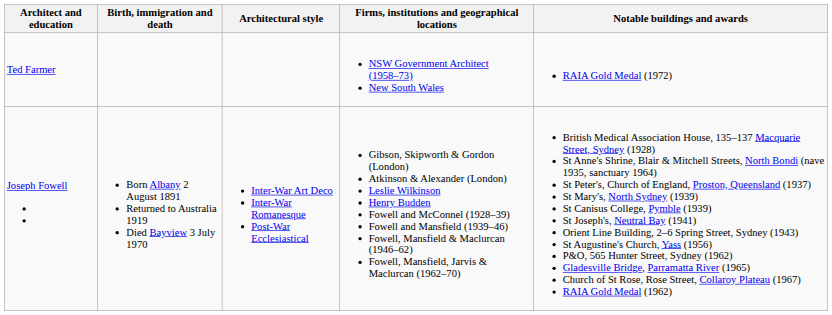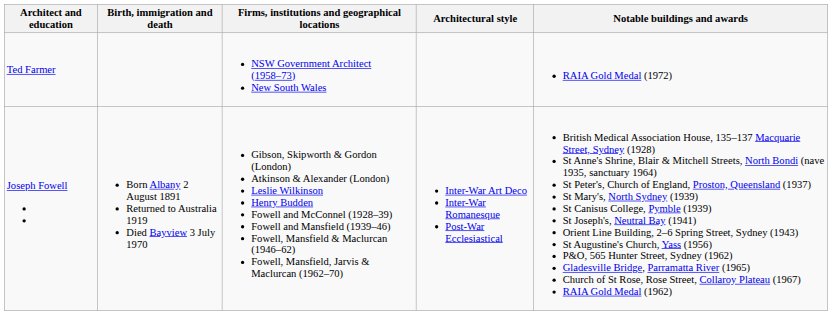columns swapped: (437, 18) <-> (281, 18)
